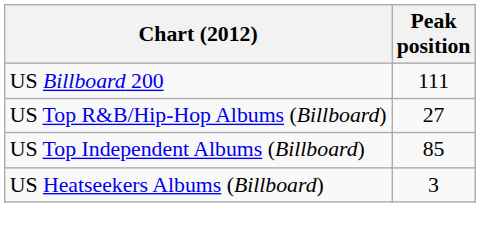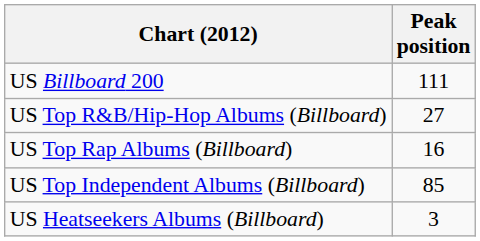+ row: (151, 149)
